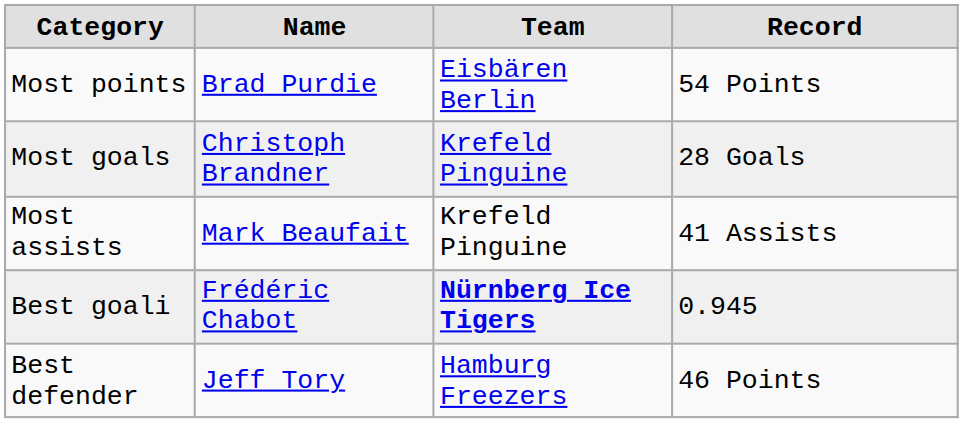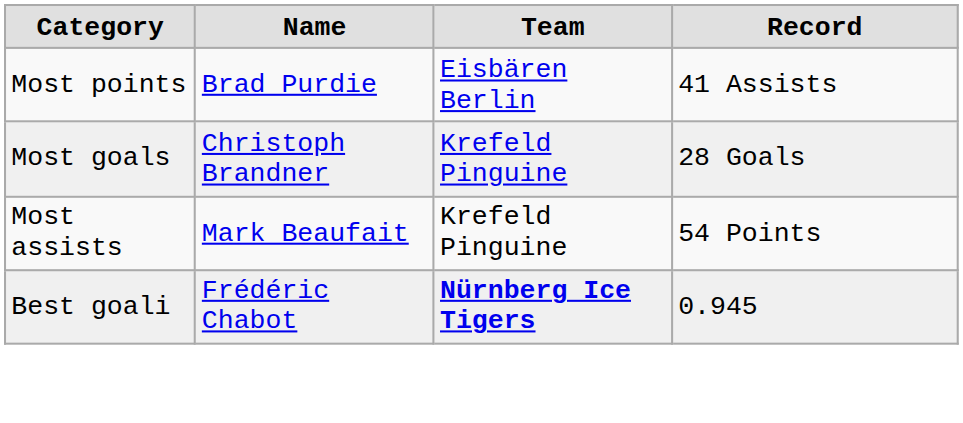(750, 85) 54 Points -> (758, 85) 41 Assists
(758, 233) 41 Assists -> (750, 233) 54 Points
- row: (75, 380)
